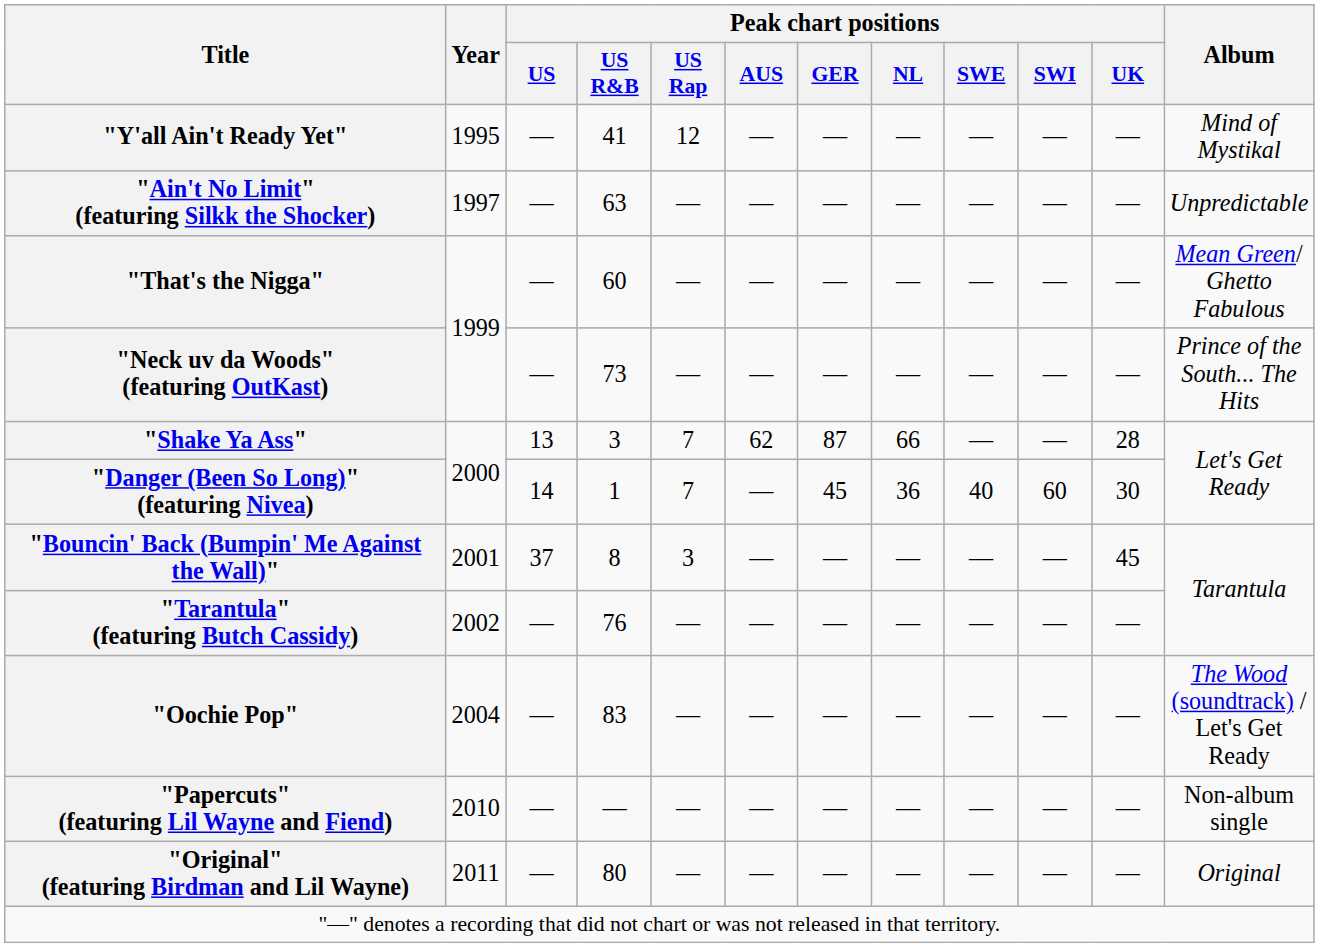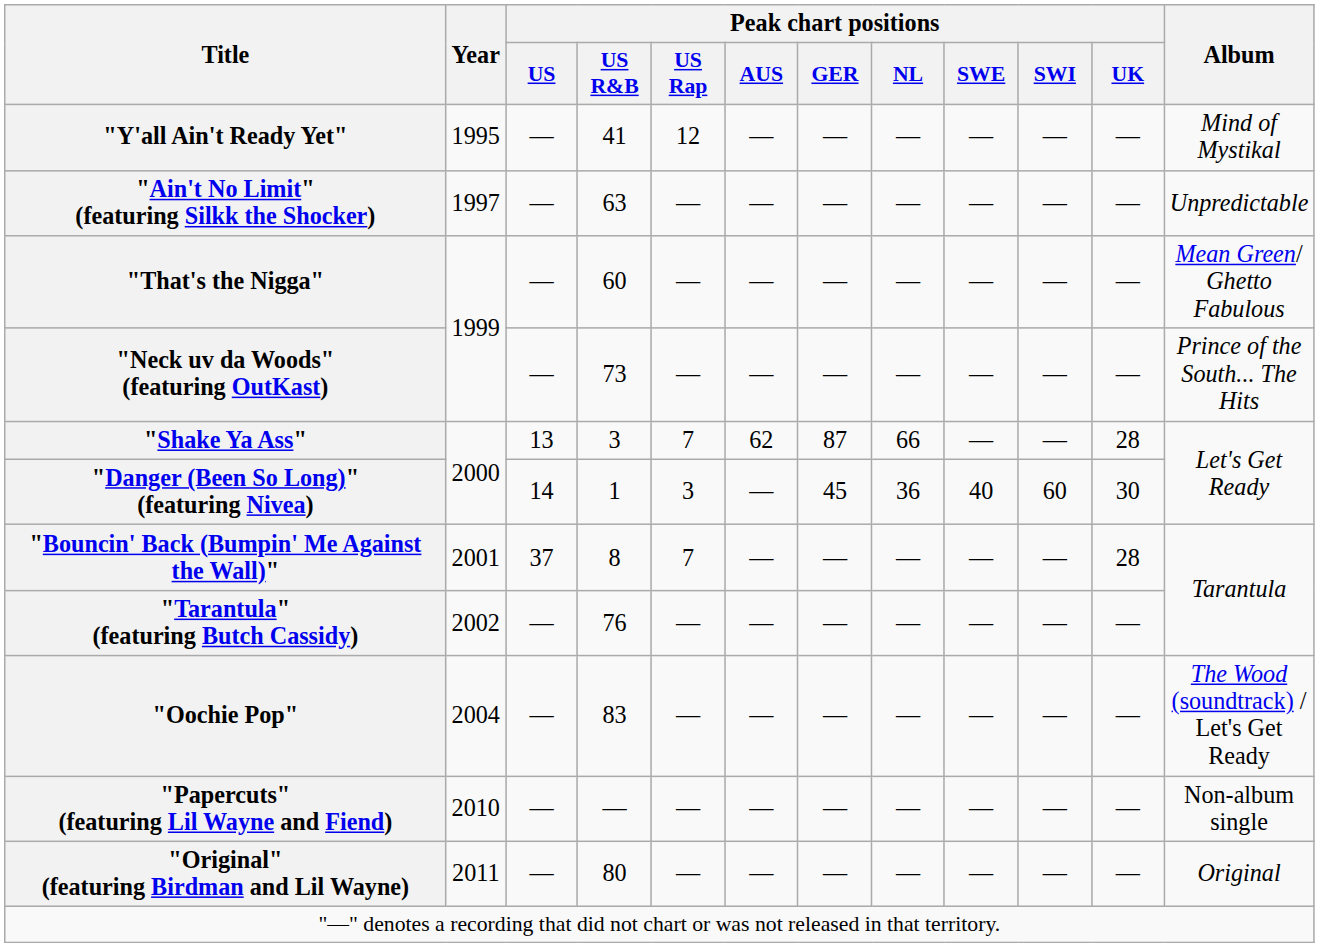(688, 491) 7 -> (688, 491) 3
(688, 557) 3 -> (688, 557) 7
(1128, 557) 45 -> (1128, 557) 28
